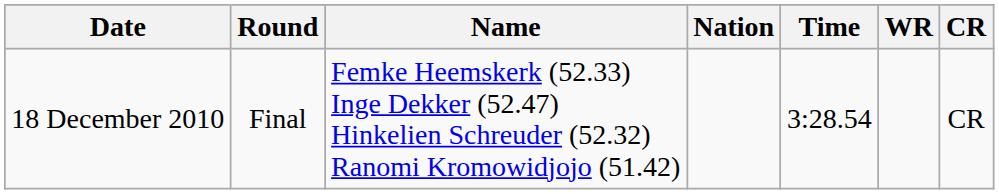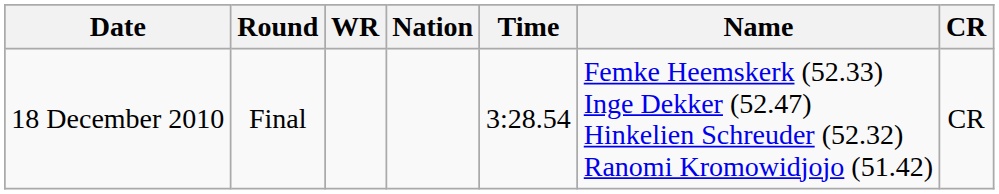columns swapped: (506, 26) <-> (909, 26)
